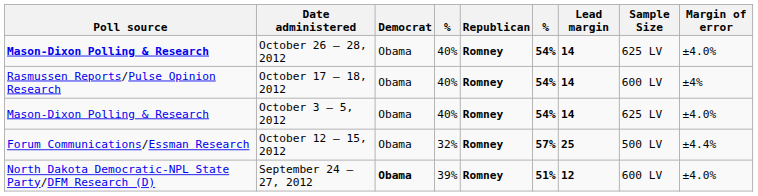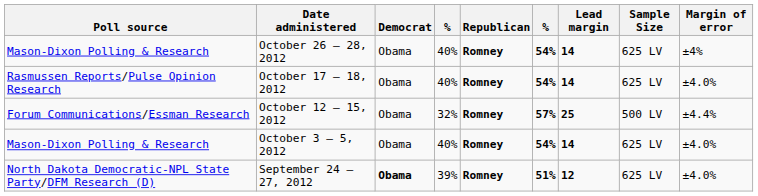(108, 51) bold -> (108, 51) normal
(699, 51) ±4.0% -> (693, 51) ±4%
(642, 82) 600 LV -> (642, 82) 625 LV
(693, 82) ±4% -> (699, 82) ±4.0%
rows swapped: (313, 144) <-> (306, 113)
(642, 176) 600 LV -> (642, 176) 625 LV
